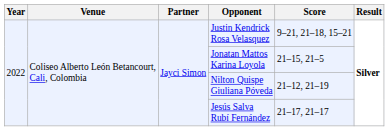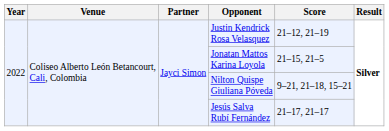(315, 33) 9–21, 21–18, 15–21 -> (303, 33) 21–12, 21–19
(303, 86) 21–12, 21–19 -> (315, 86) 9–21, 21–18, 15–21
